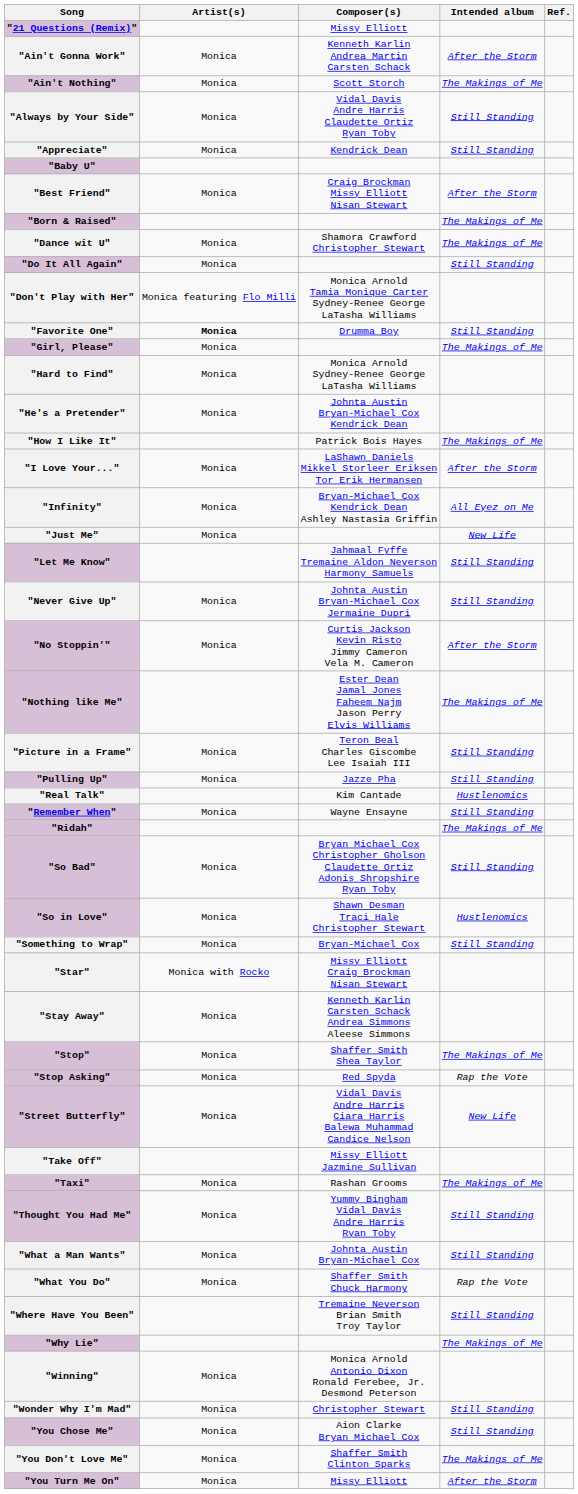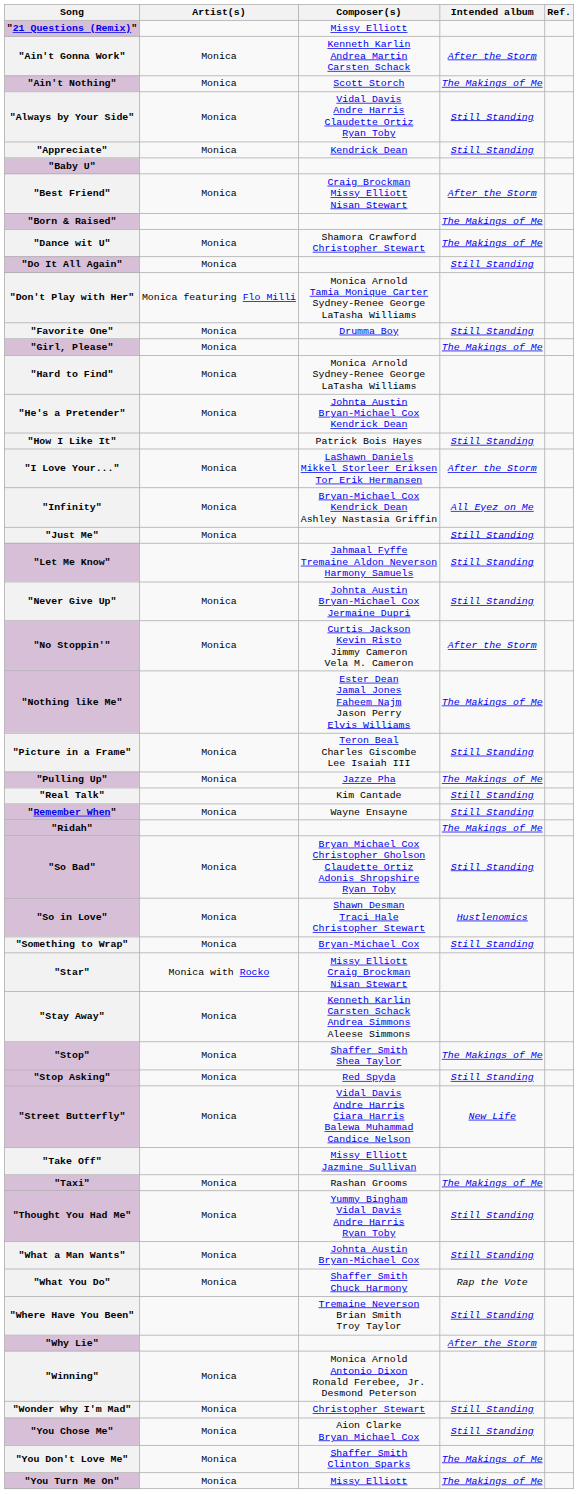(219, 331) bold -> (219, 331) normal
(492, 441) The Makings of Me -> (492, 441) Still Standing
(492, 535) New Life -> (492, 535) Still Standing
(492, 780) Still Standing -> (492, 780) The Makings of Me
(492, 796) Hustlenomics -> (492, 796) Still Standing
(492, 1078) Rap the Vote -> (492, 1078) Still Standing
(492, 1343) The Makings of Me -> (492, 1343) After the Storm
(492, 1481) After the Storm -> (492, 1481) The Makings of Me
